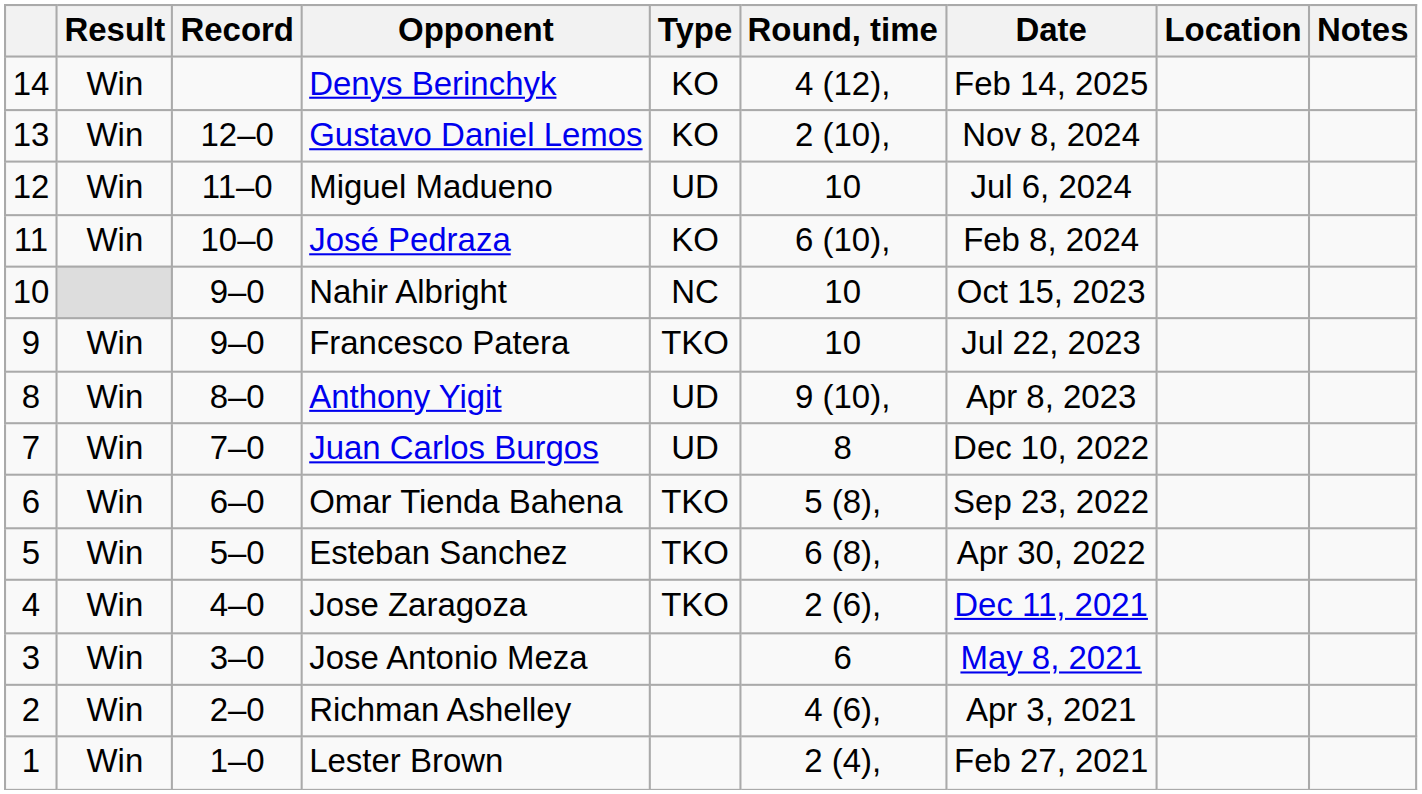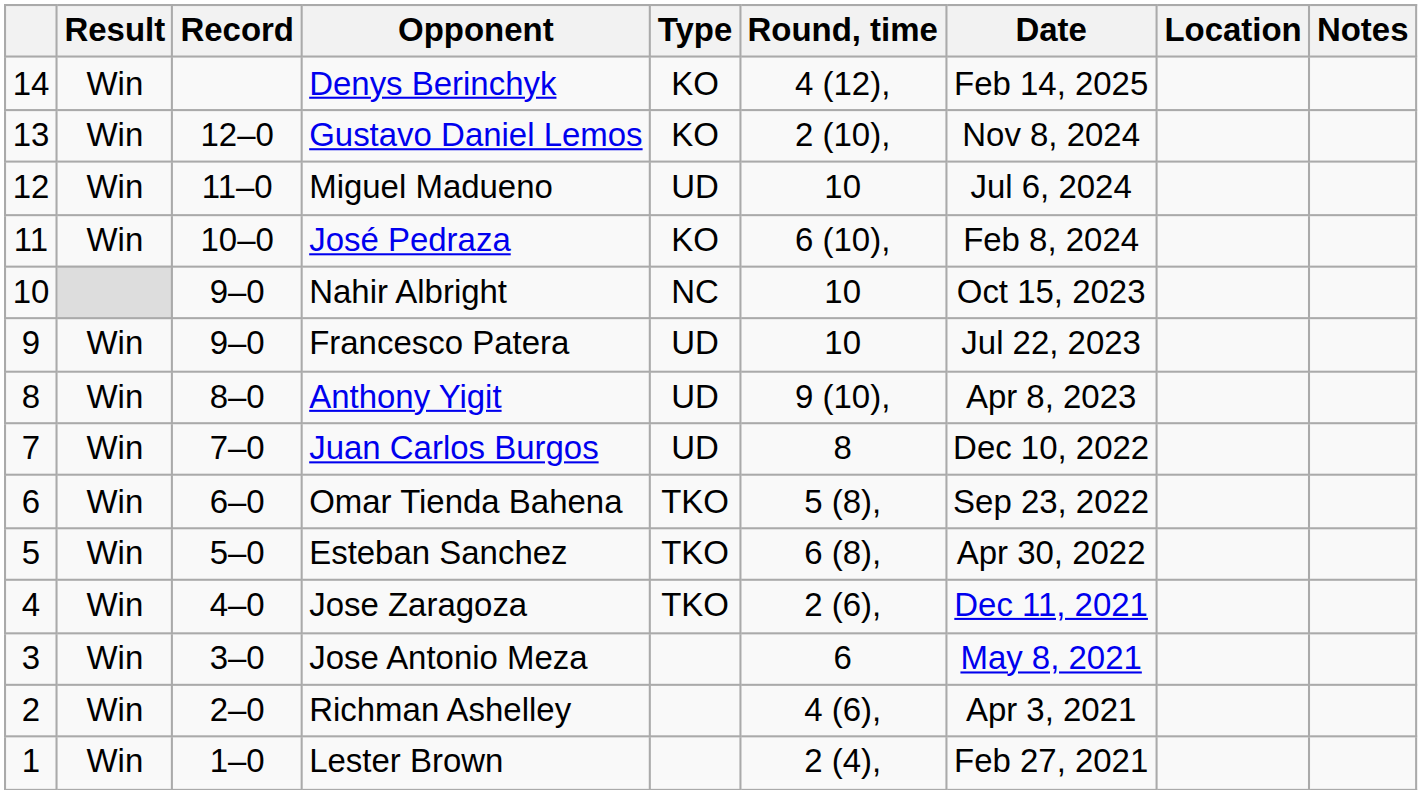(695, 344) TKO -> (695, 344) UD
